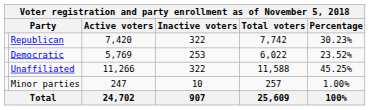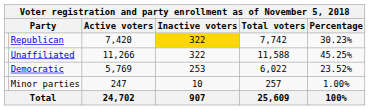(197, 40) no background -> (197, 40) gold background
rows swapped: (37, 55) <-> (43, 69)
